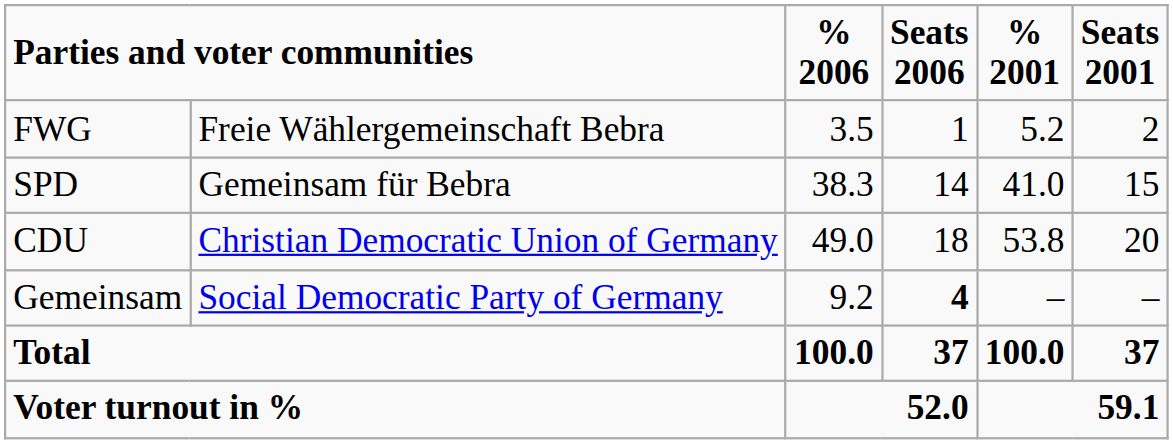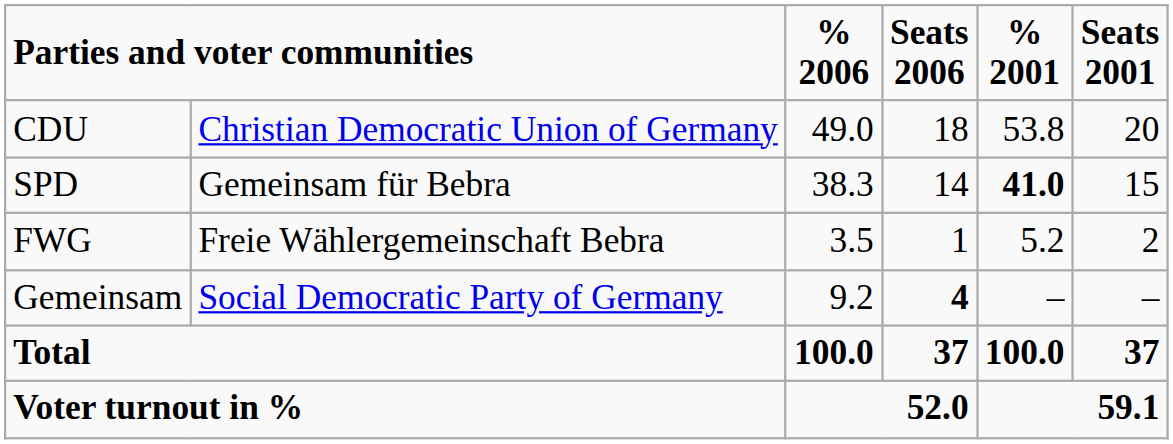rows swapped: (51, 240) <-> (53, 128)
(1033, 184) normal -> (1033, 184) bold
